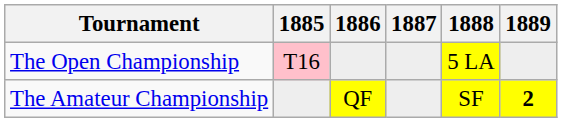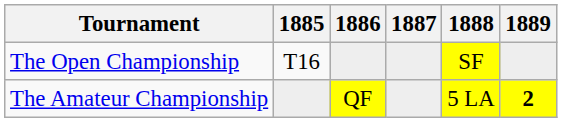(302, 61) pink background -> (302, 61) no background
(471, 61) 5 LA -> (471, 61) SF
(471, 98) SF -> (471, 98) 5 LA
